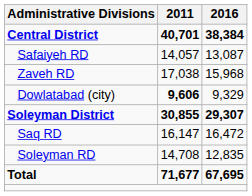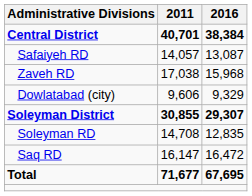(183, 94) bold -> (183, 94) normal
rows swapped: (40, 134) <-> (56, 154)
